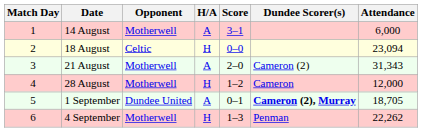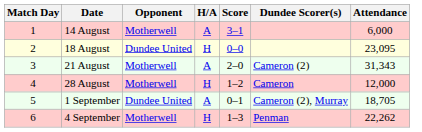(138, 48) Celtic -> (159, 48) Dundee United
(388, 48) 23,094 -> (380, 48) 23,095
(304, 100) bold -> (301, 100) normal
